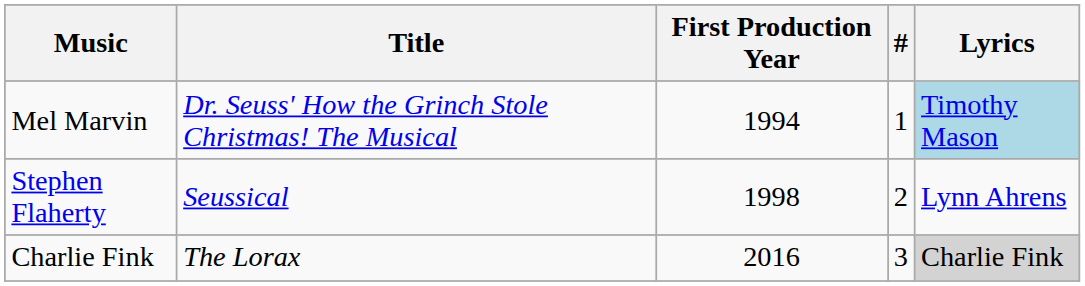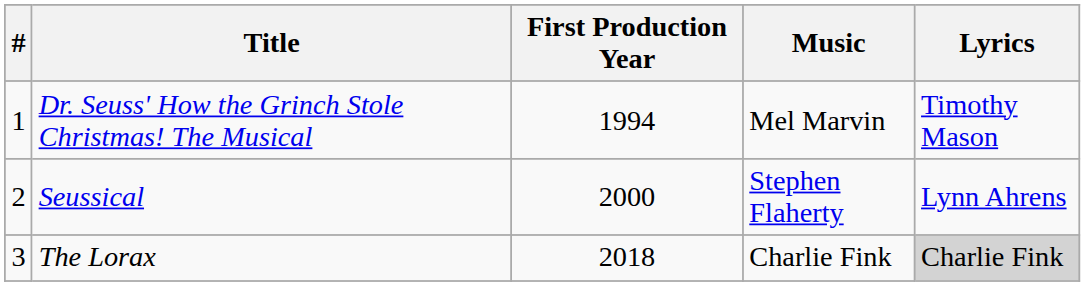columns swapped: (901, 42) <-> (91, 42)
(969, 119) lightblue background -> (969, 119) no background
(772, 196) 1998 -> (627, 196) 2000
(772, 257) 2016 -> (627, 257) 2018
